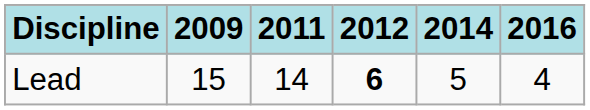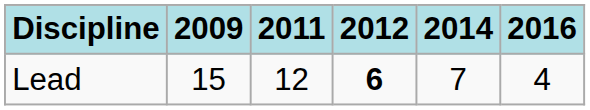(292, 78) 14 -> (292, 78) 12
(458, 78) 5 -> (458, 78) 7
